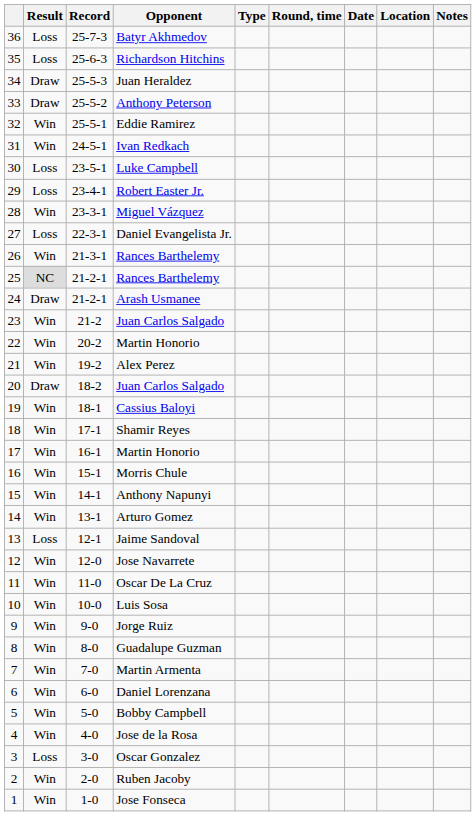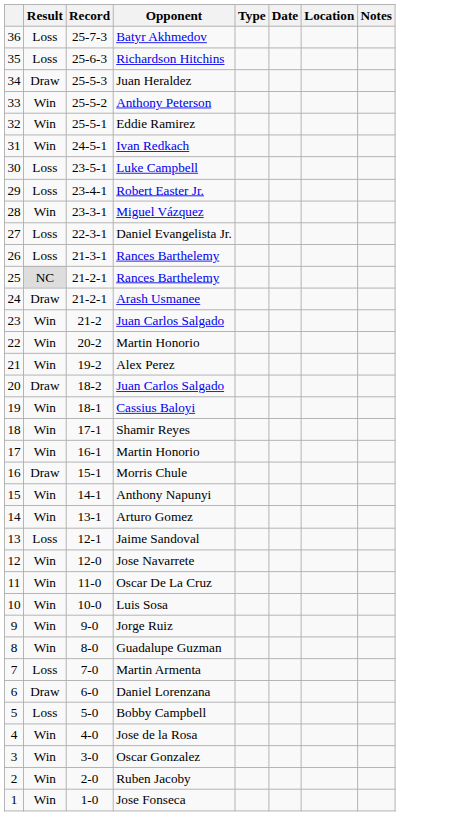- column: (307, 15)
(45, 102) Draw -> (45, 102) Win
(45, 255) Win -> (45, 255) Loss
(45, 473) Win -> (45, 473) Draw
(45, 669) Win -> (45, 669) Loss
(45, 691) Win -> (45, 691) Draw
(45, 713) Win -> (45, 713) Loss
(45, 756) Loss -> (45, 756) Win
